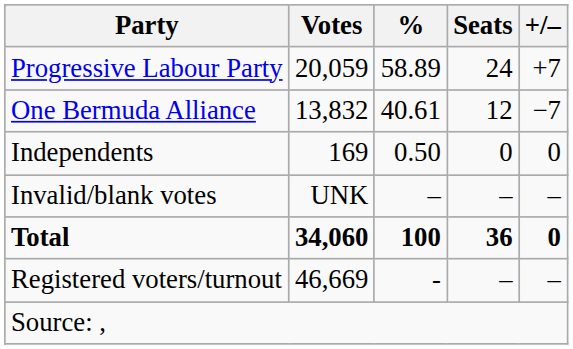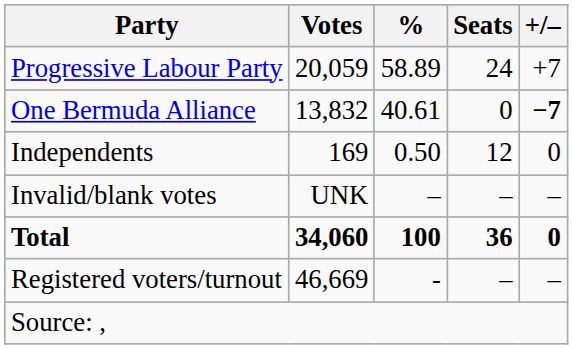(499, 110) 12 -> (506, 110) 0
(547, 110) normal -> (547, 110) bold
(506, 152) 0 -> (499, 152) 12
